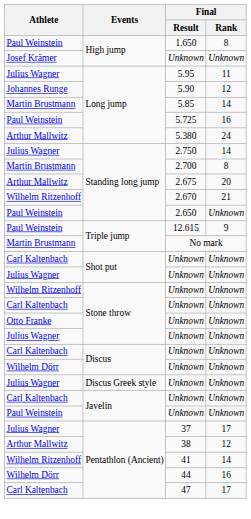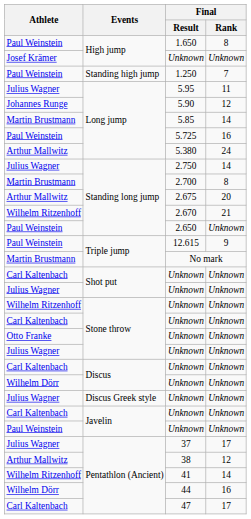+ row: (35, 74)
